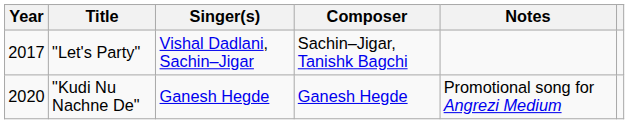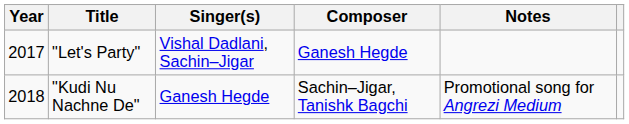(353, 52) Sachin–Jigar, Tanishk Bagchi -> (353, 52) Ganesh Hegde
(26, 96) 2020 -> (26, 96) 2018
(353, 96) Ganesh Hegde -> (353, 96) Sachin–Jigar, Tanishk Bagchi
